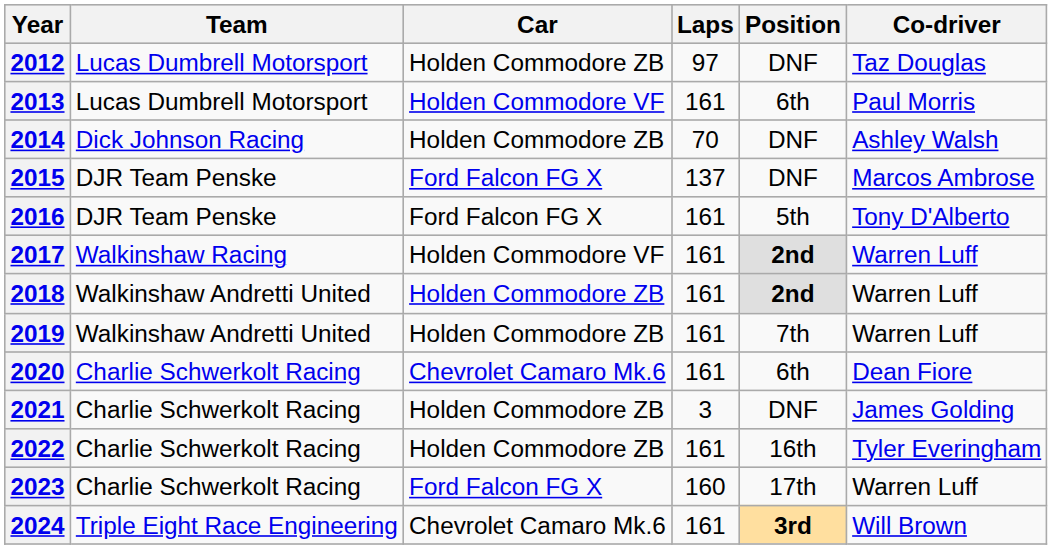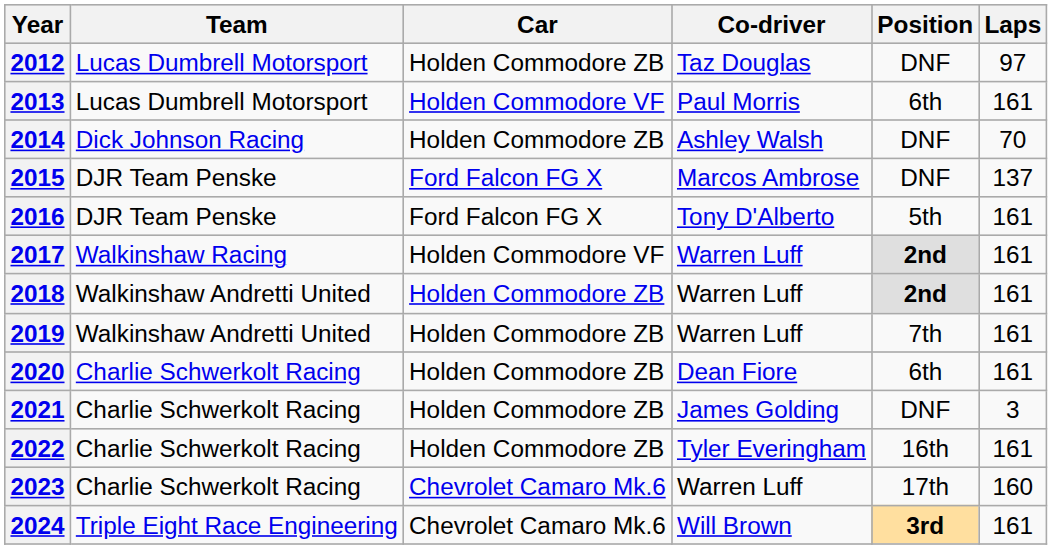columns swapped: (947, 24) <-> (705, 24)
(537, 371) Chevrolet Camaro Mk.6 -> (537, 371) Holden Commodore ZB
(506, 486) Ford Falcon FG X -> (537, 486) Chevrolet Camaro Mk.6
